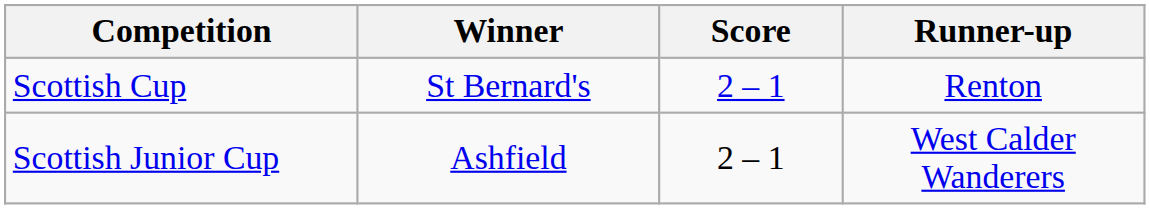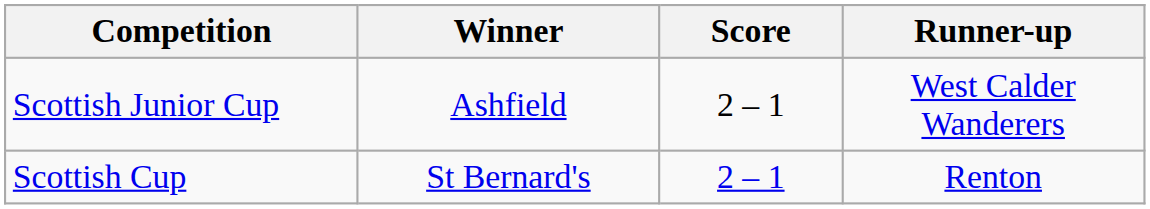rows swapped: (100, 84) <-> (146, 157)
